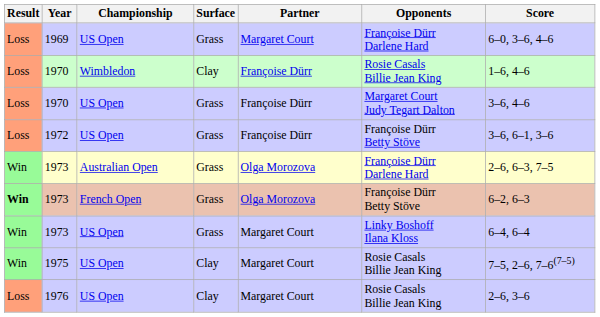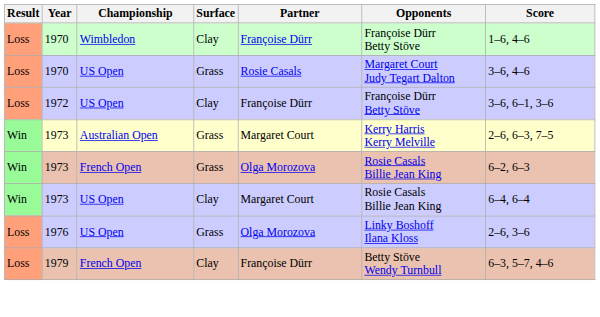- row: (57, 39)
(403, 71) Rosie Casals Billie Jean King -> (400, 39) Françoise Dürr Betty Stöve
(276, 103) Françoise Dürr -> (271, 71) Rosie Casals
(210, 135) Grass -> (207, 103) Clay
(278, 167) Olga Morozova -> (277, 135) Margaret Court
(400, 167) Françoise Dürr Darlene Hard -> (400, 135) Kerry Harris Kerry Melville
(18, 199) bold -> (17, 167) normal
(400, 199) Françoise Dürr Betty Stöve -> (403, 167) Rosie Casals Billie Jean King
(210, 231) Grass -> (207, 199) Clay
(399, 231) Linky Boshoff Ilana Kloss -> (403, 199) Rosie Casals Billie Jean King
- row: (57, 264)
(207, 296) Clay -> (210, 231) Grass
(277, 296) Margaret Court -> (278, 231) Olga Morozova
(403, 296) Rosie Casals Billie Jean King -> (399, 231) Linky Boshoff Ilana Kloss
+ row: (57, 264)
